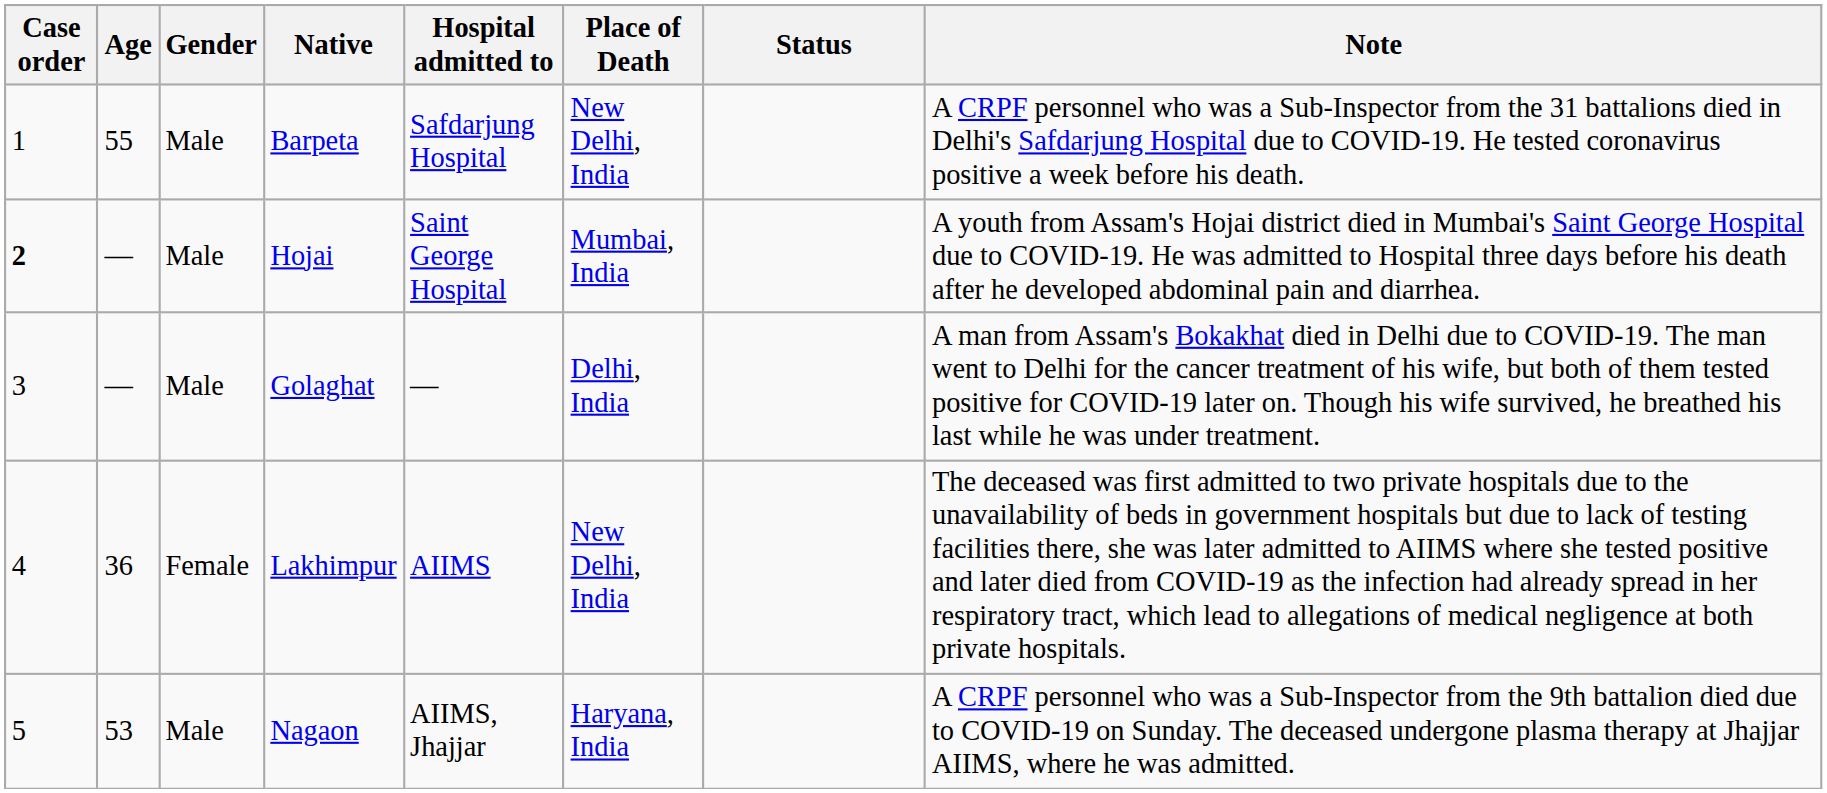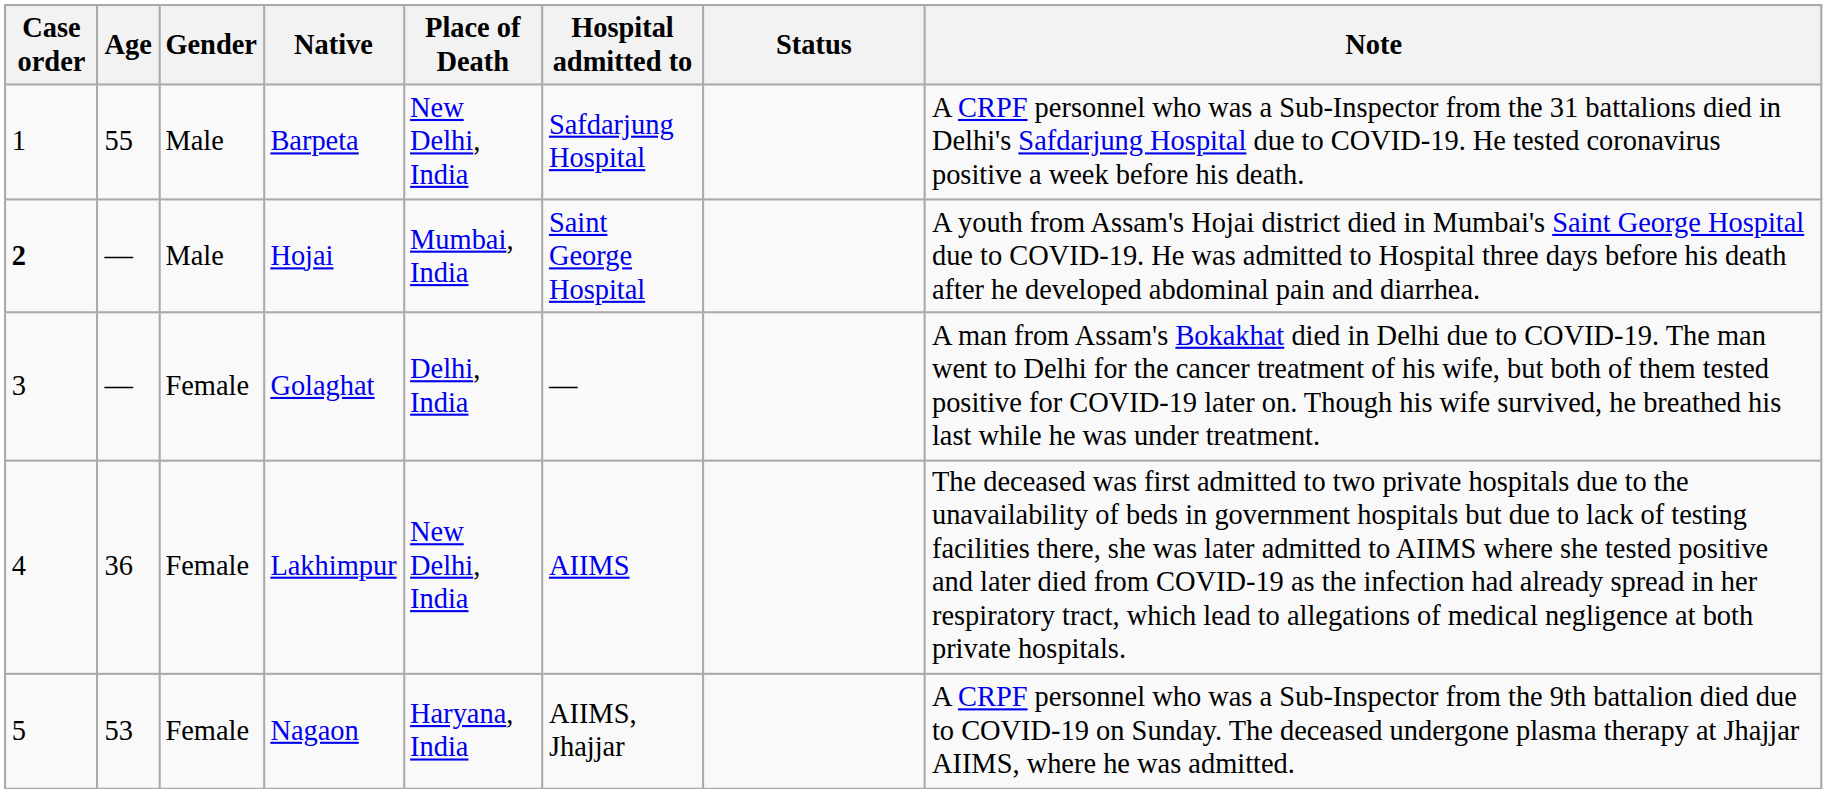columns swapped: (484, 44) <-> (633, 44)
(195, 385) Male -> (207, 385) Female
(195, 730) Male -> (207, 730) Female
